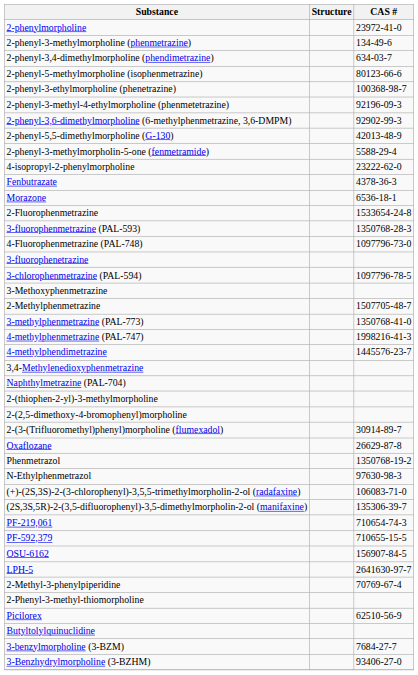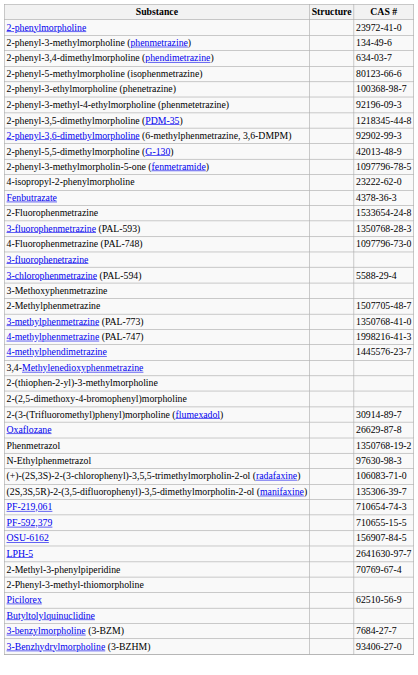+ row: (95, 120)
(376, 151) 5588-29-4 -> (384, 167) 1097796-78-5
- row: (26, 197)
(384, 275) 1097796-78-5 -> (376, 275) 5588-29-4
- row: (66, 383)
